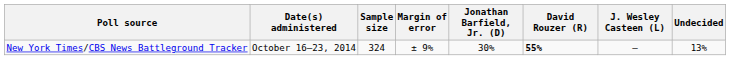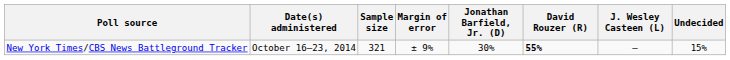(377, 48) 324 -> (377, 48) 321
(699, 48) 13% -> (699, 48) 15%
